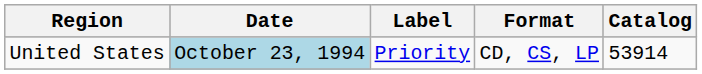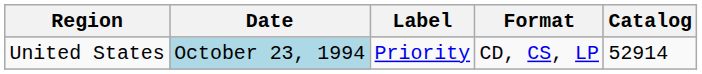(638, 53) 53914 -> (638, 53) 52914
